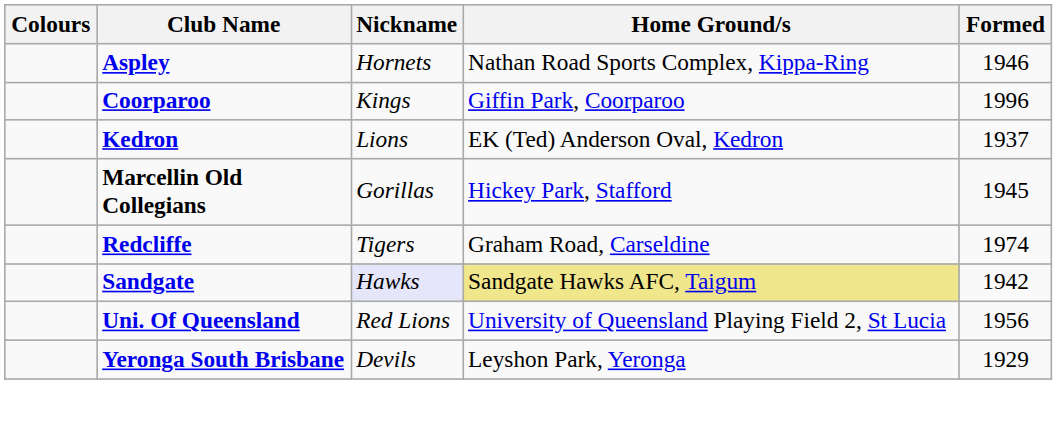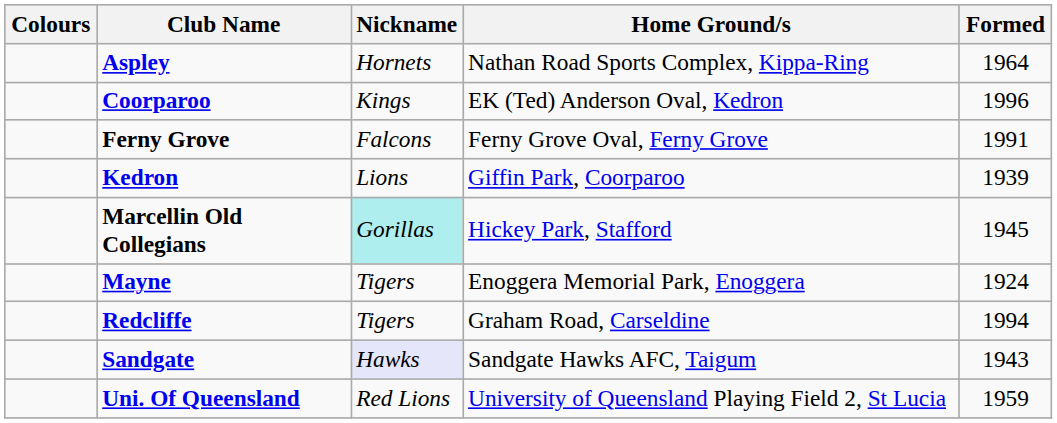(1006, 62) 1946 -> (1006, 62) 1964
(576, 101) Giffin Park, Coorparoo -> (626, 101) EK (Ted) Anderson Oval, Kedron
+ row: (166, 139)
(626, 139) EK (Ted) Anderson Oval, Kedron -> (576, 178) Giffin Park, Coorparoo
(1006, 139) 1937 -> (1006, 178) 1939
(395, 191) no background -> (395, 230) paleturquoise background
+ row: (137, 282)
(1006, 244) 1974 -> (1006, 320) 1994
(612, 282) khaki background -> (612, 359) no background
(1006, 282) 1942 -> (1006, 359) 1943
(1006, 320) 1956 -> (1006, 397) 1959
- row: (223, 359)
